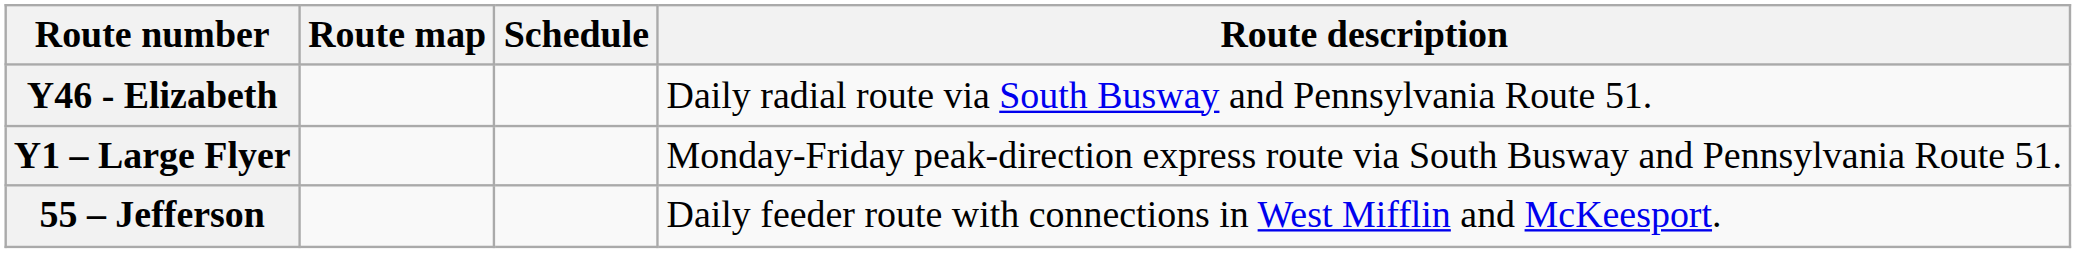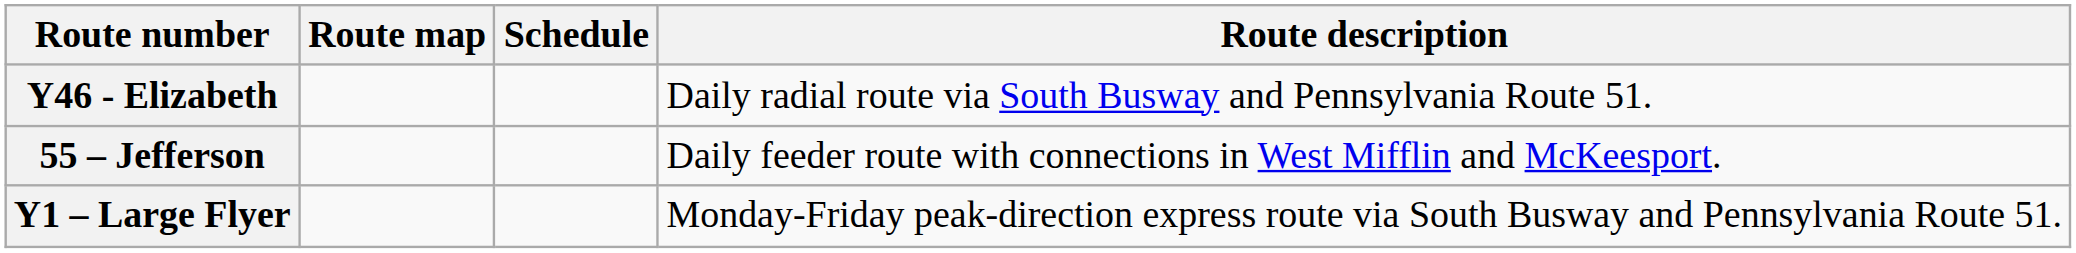rows swapped: (152, 154) <-> (152, 214)
